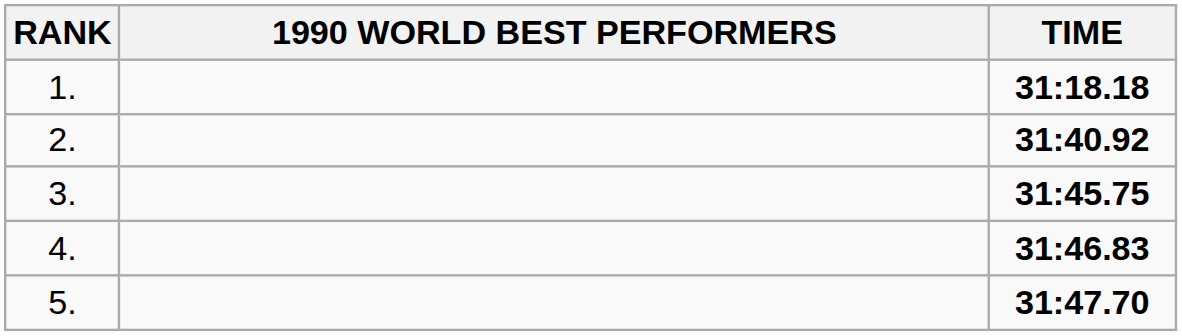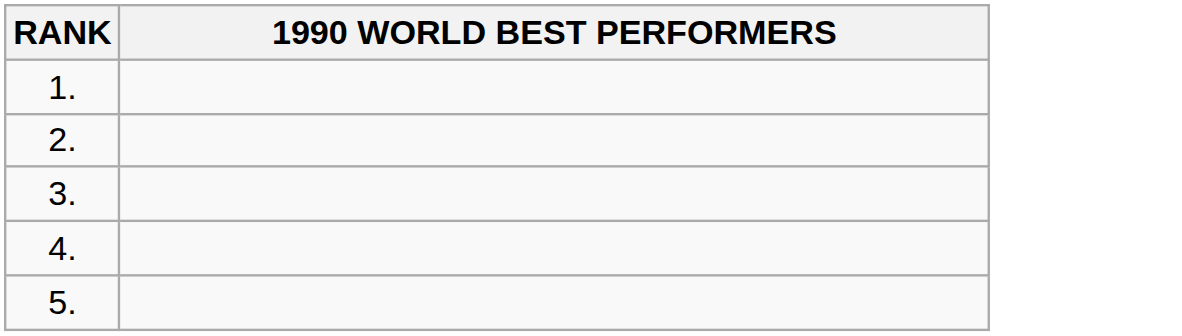- column: (1082, 33)
